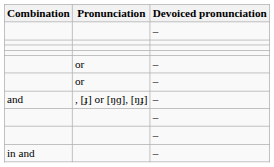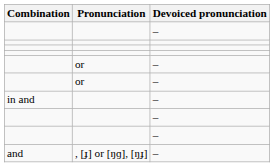rows swapped: (15, 99) <-> (21, 153)
